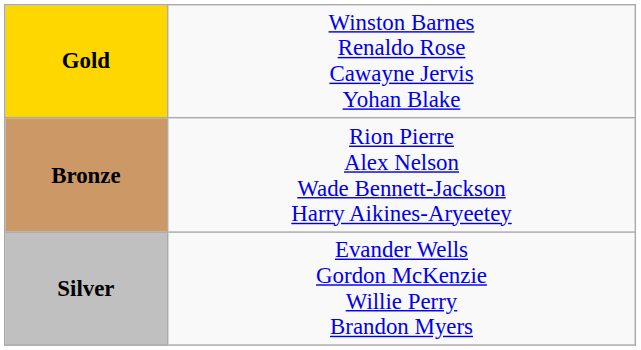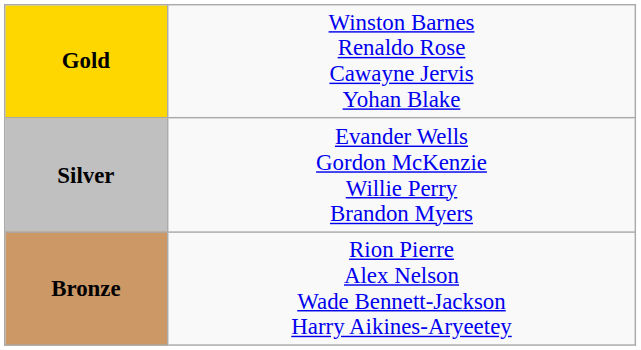rows swapped: (86, 288) <-> (86, 174)
